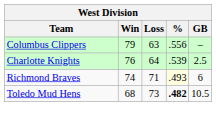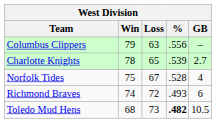(130, 61) 76 -> (130, 61) 78
(154, 61) 64 -> (154, 61) 65
(200, 61) 2.5 -> (200, 61) 2.7
+ row: (35, 77)
(154, 77) 71 -> (154, 93) 72
(178, 77) lightyellow background -> (178, 93) no background
